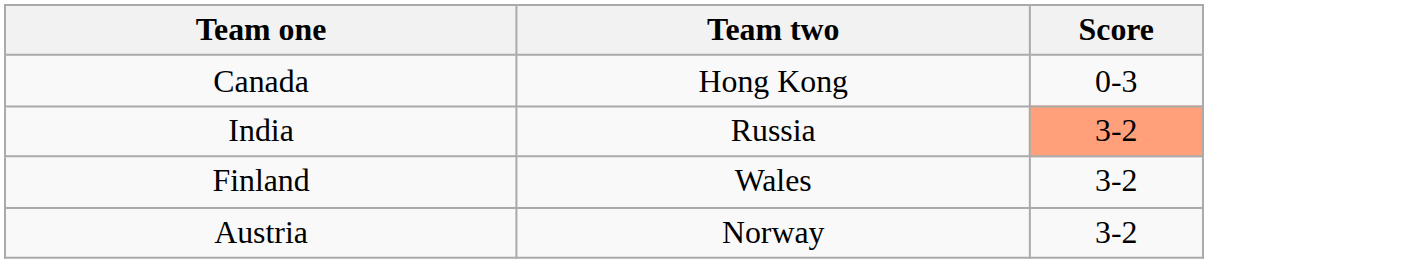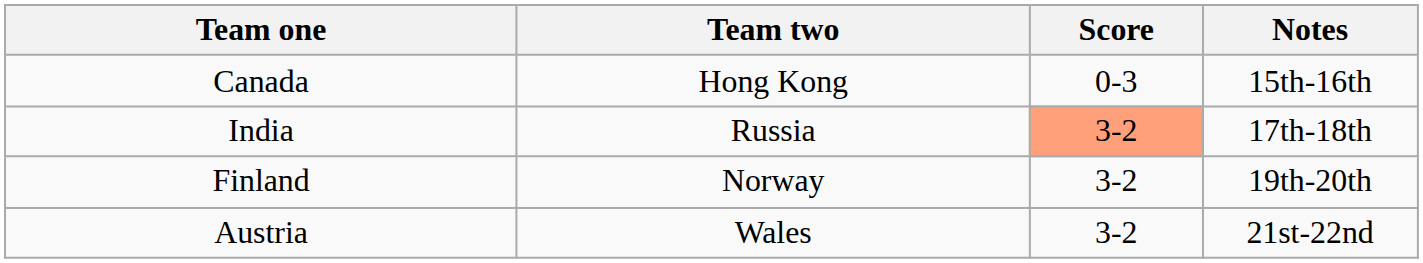+ column: (1310, 29)
(773, 181) Wales -> (773, 181) Norway
(773, 231) Norway -> (773, 231) Wales
